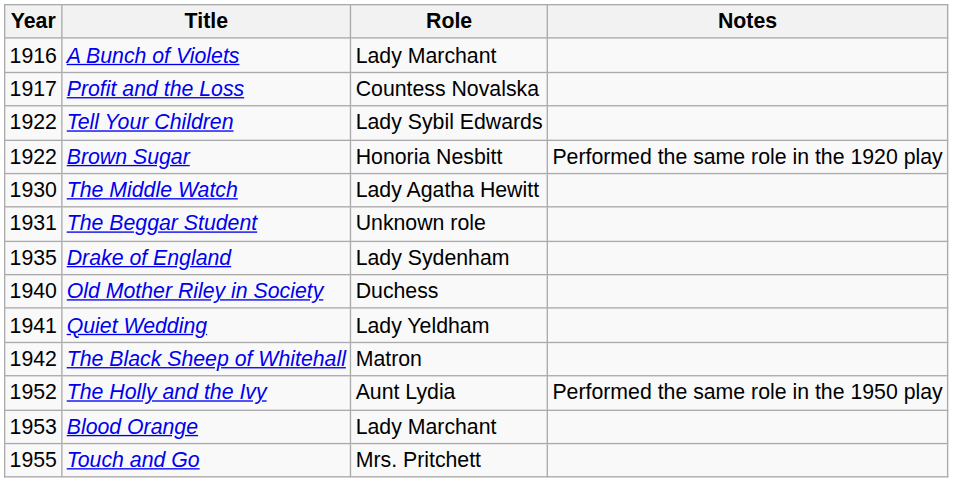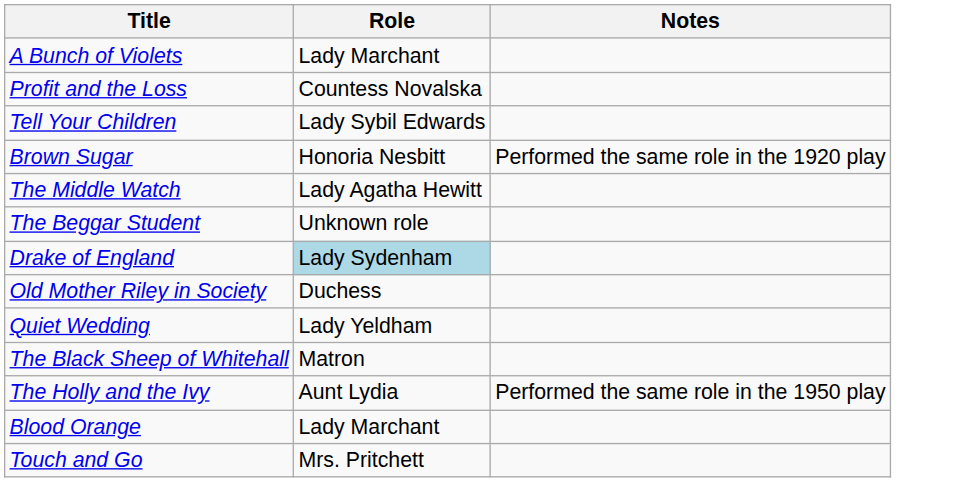- column: (33, 21)
(433, 257) no background -> (375, 257) lightblue background
